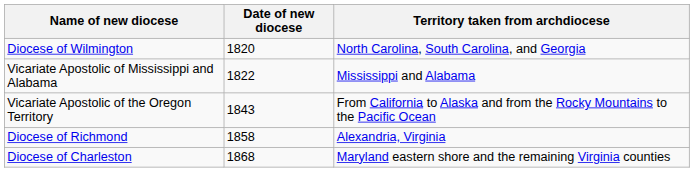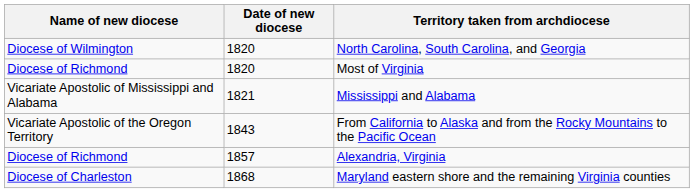+ row: (380, 68)
(241, 75) 1822 -> (241, 95) 1821
(241, 137) 1858 -> (241, 157) 1857
